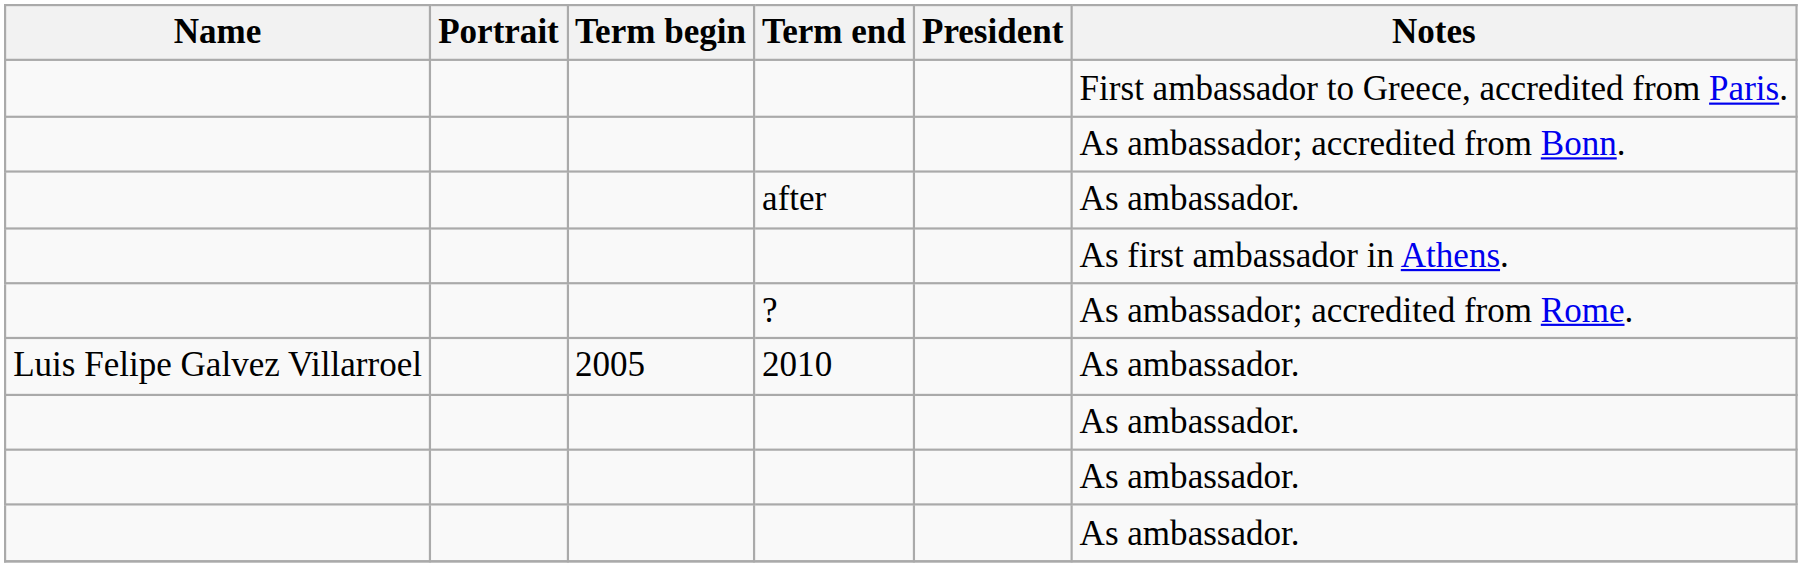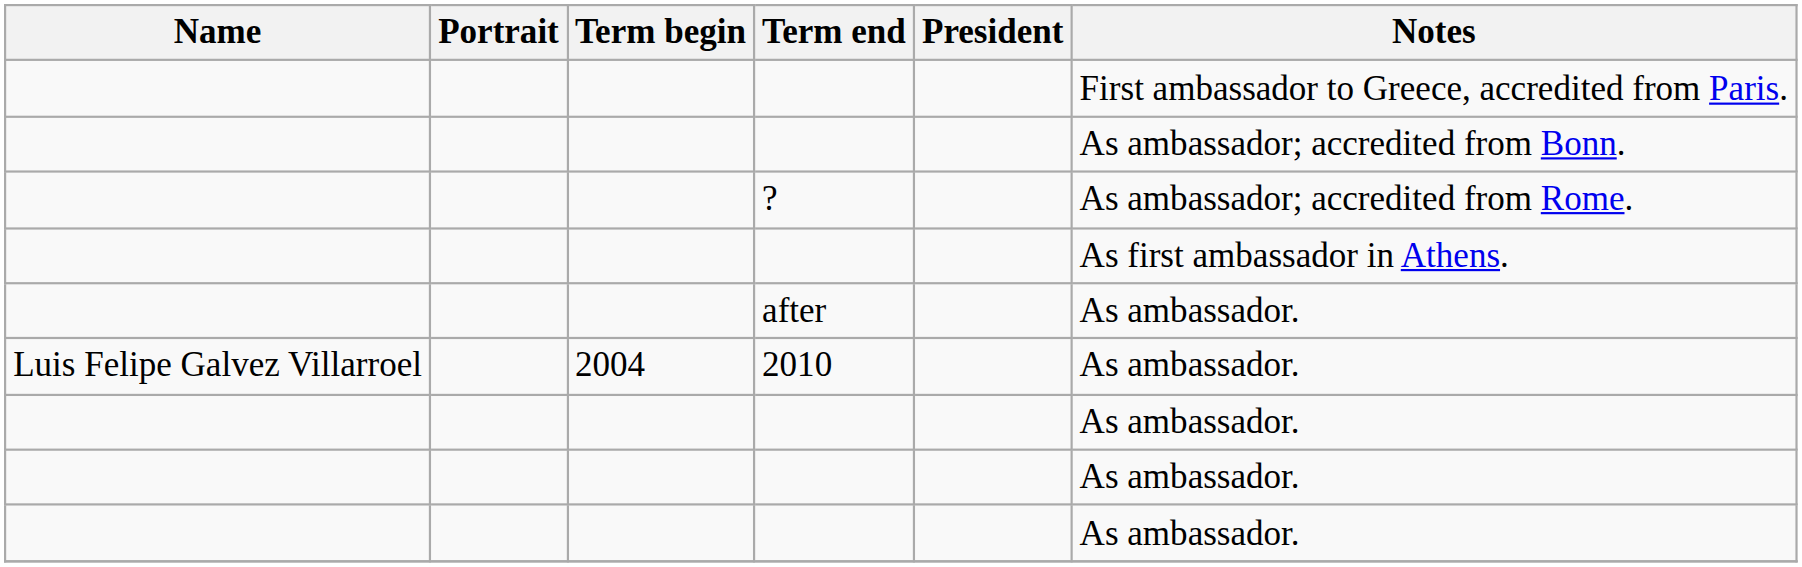rows swapped: (218, 311) <-> (218, 200)
(610, 365) 2005 -> (610, 365) 2004
